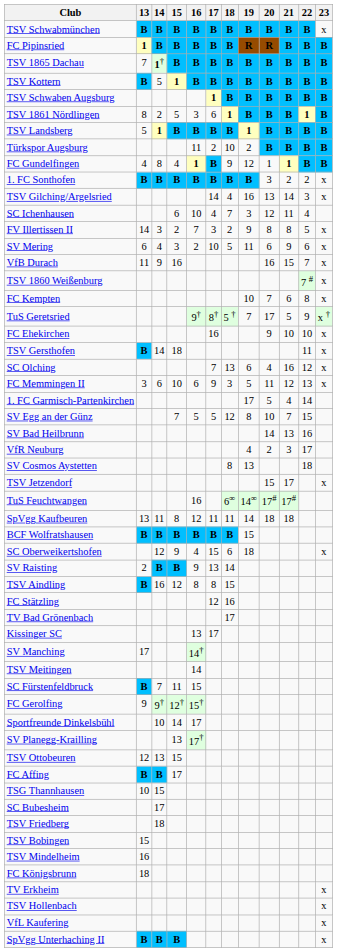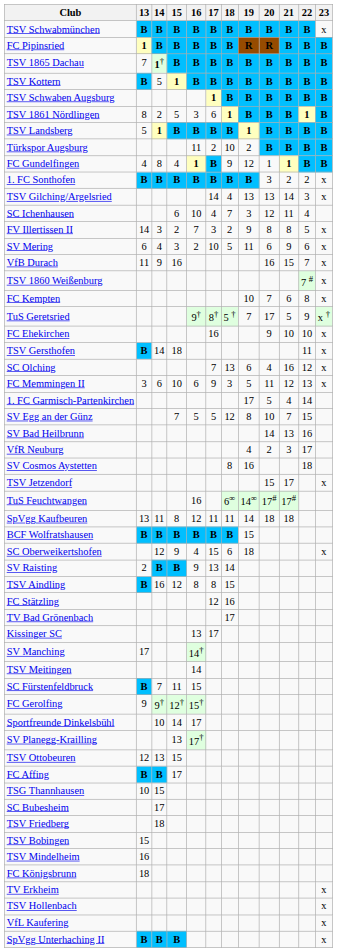(249, 196) 16 -> (249, 196) 13
(249, 466) 13 -> (249, 466) 16
